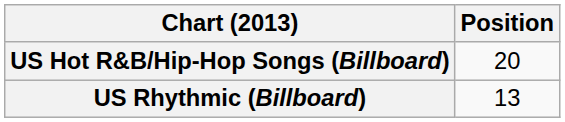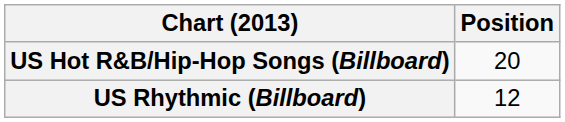(507, 98) 13 -> (507, 98) 12
